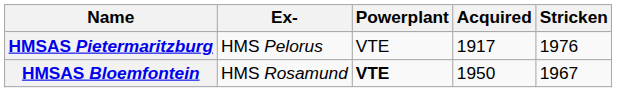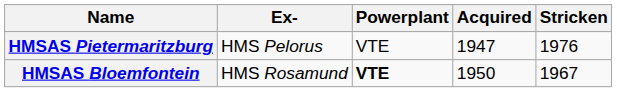(476, 45) 1917 -> (476, 45) 1947
